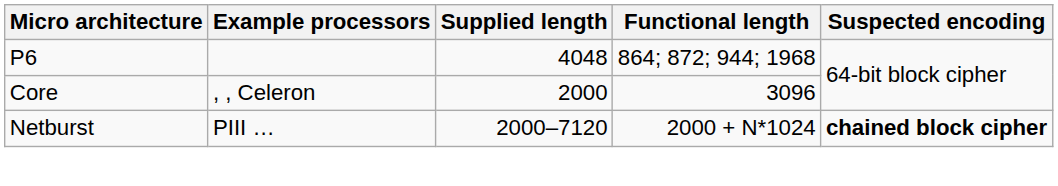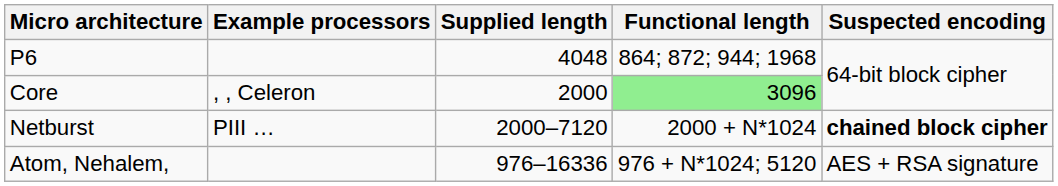(791, 92) no background -> (792, 92) lightgreen background
+ row: (90, 163)
